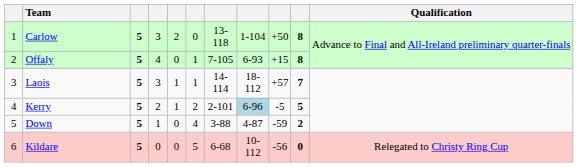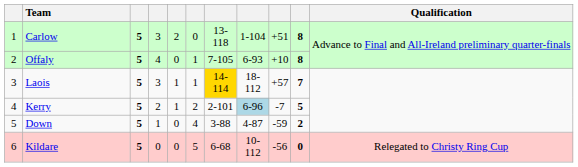(280, 36) +50 -> (280, 36) +51
(280, 59) +15 -> (280, 59) +10
(221, 83) no background -> (221, 83) gold background
(280, 106) -5 -> (280, 106) -7
